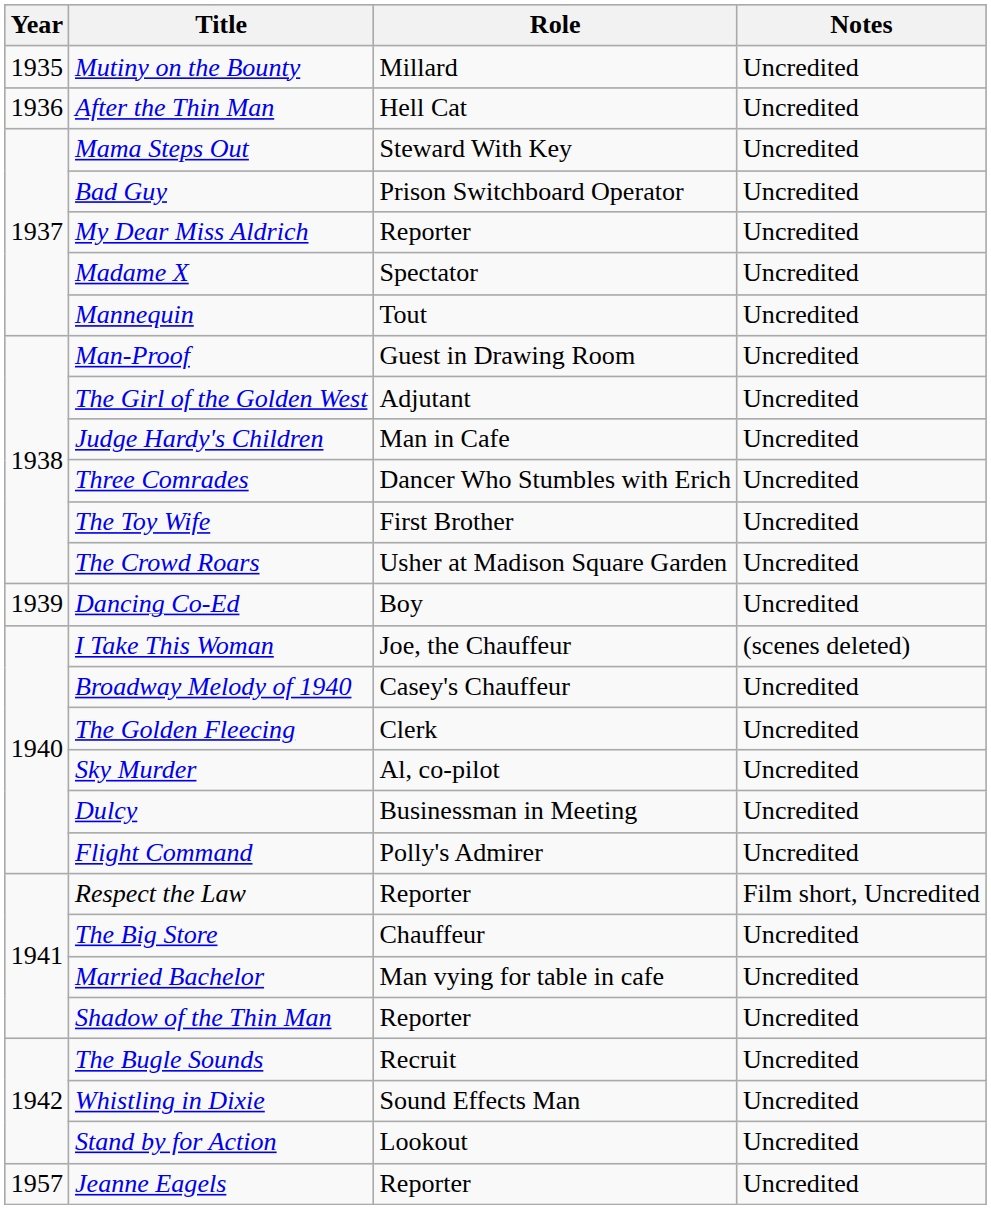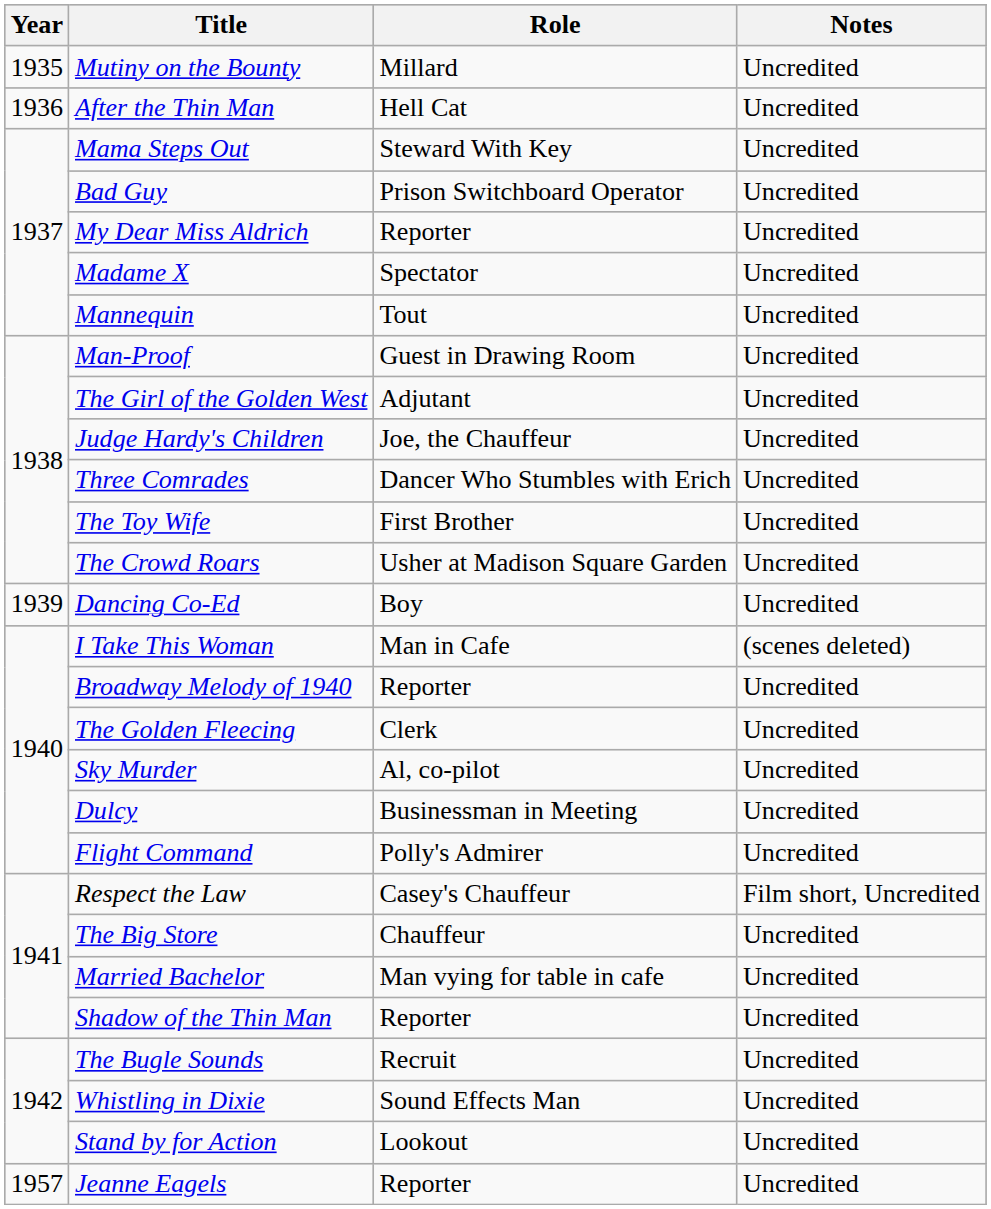(445, 438) Man in Cafe -> (475, 438) Joe, the Chauffeur
(475, 645) Joe, the Chauffeur -> (445, 645) Man in Cafe
(475, 686) Casey's Chauffeur -> (425, 686) Reporter
(425, 893) Reporter -> (475, 893) Casey's Chauffeur
